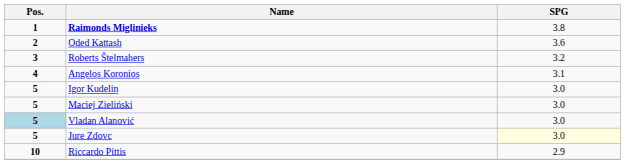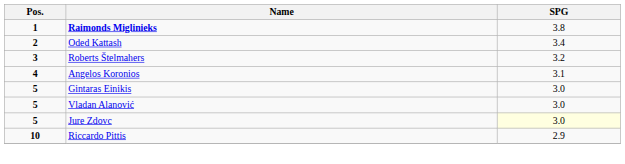(559, 43) 3.6 -> (559, 43) 3.4
+ row: (100, 89)
- row: (93, 89)
- row: (100, 105)
(35, 120) lightblue background -> (35, 105) no background
